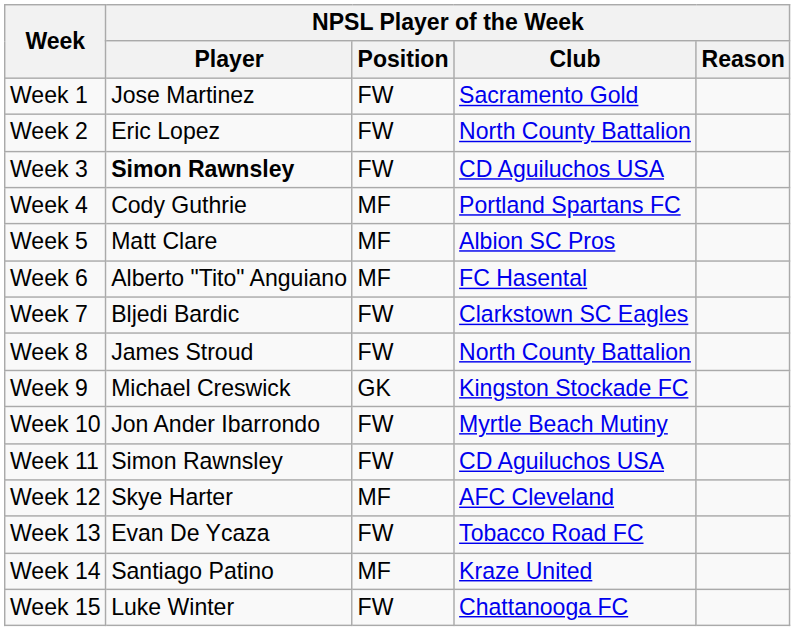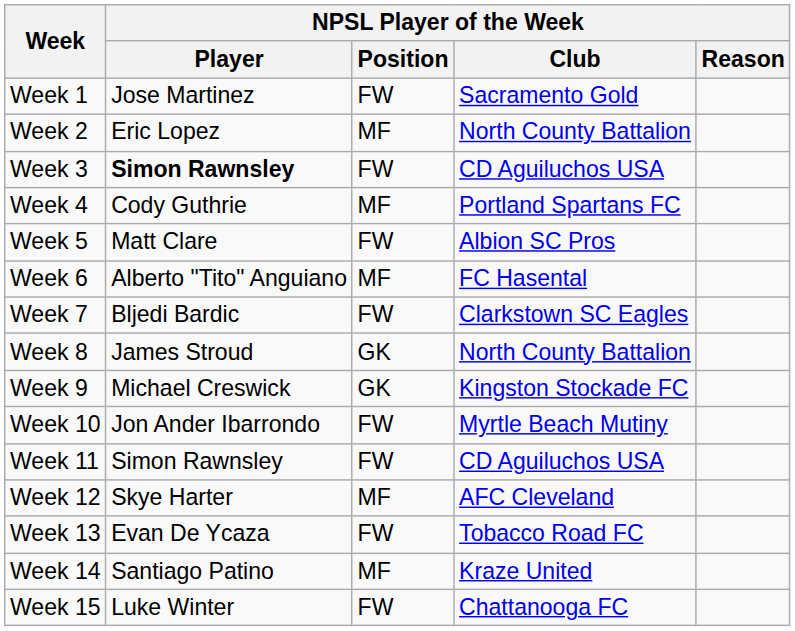(376, 132) FW -> (374, 132) MF
(374, 242) MF -> (376, 242) FW
(376, 351) FW -> (374, 351) GK
